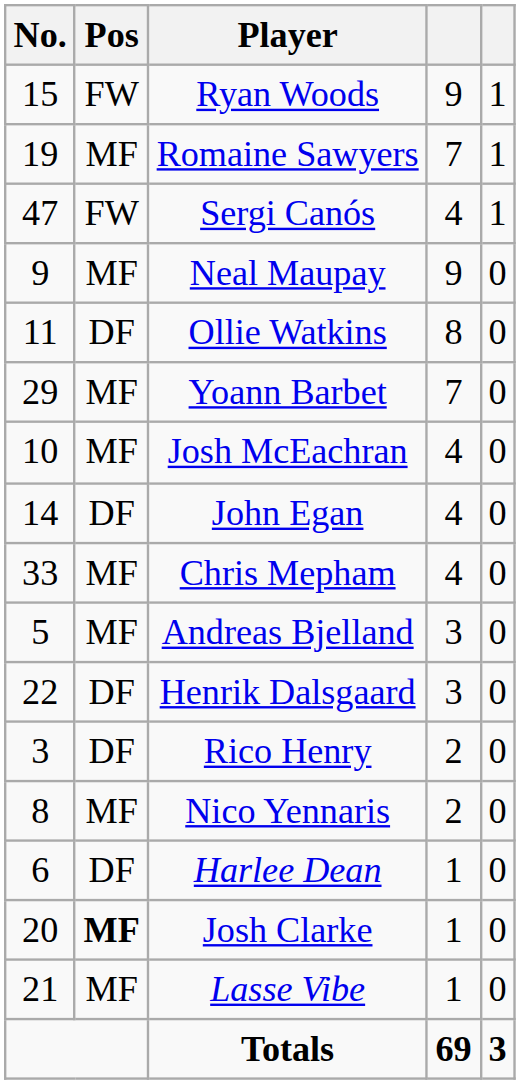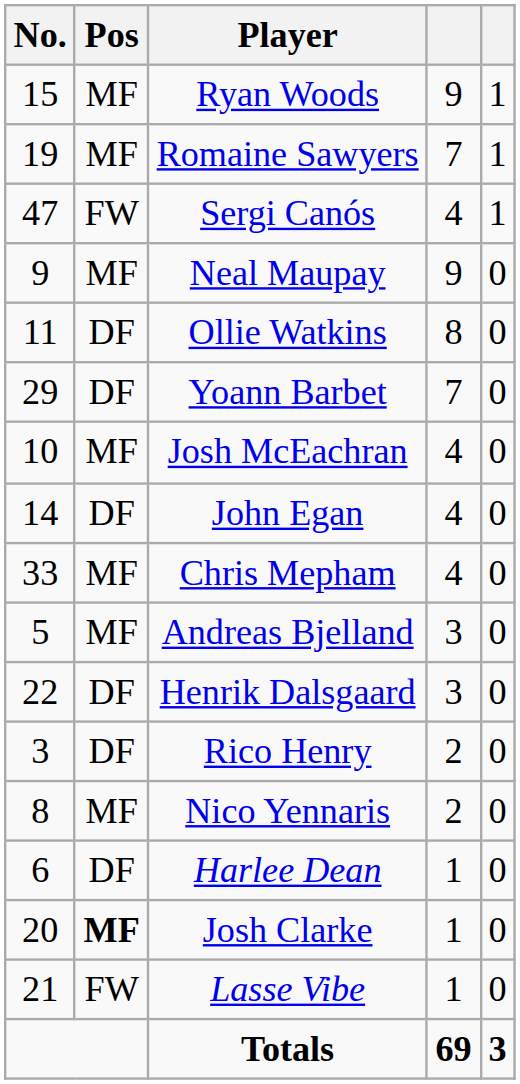(112, 94) FW -> (112, 94) MF
(112, 392) MF -> (112, 392) DF
(112, 988) MF -> (112, 988) FW
